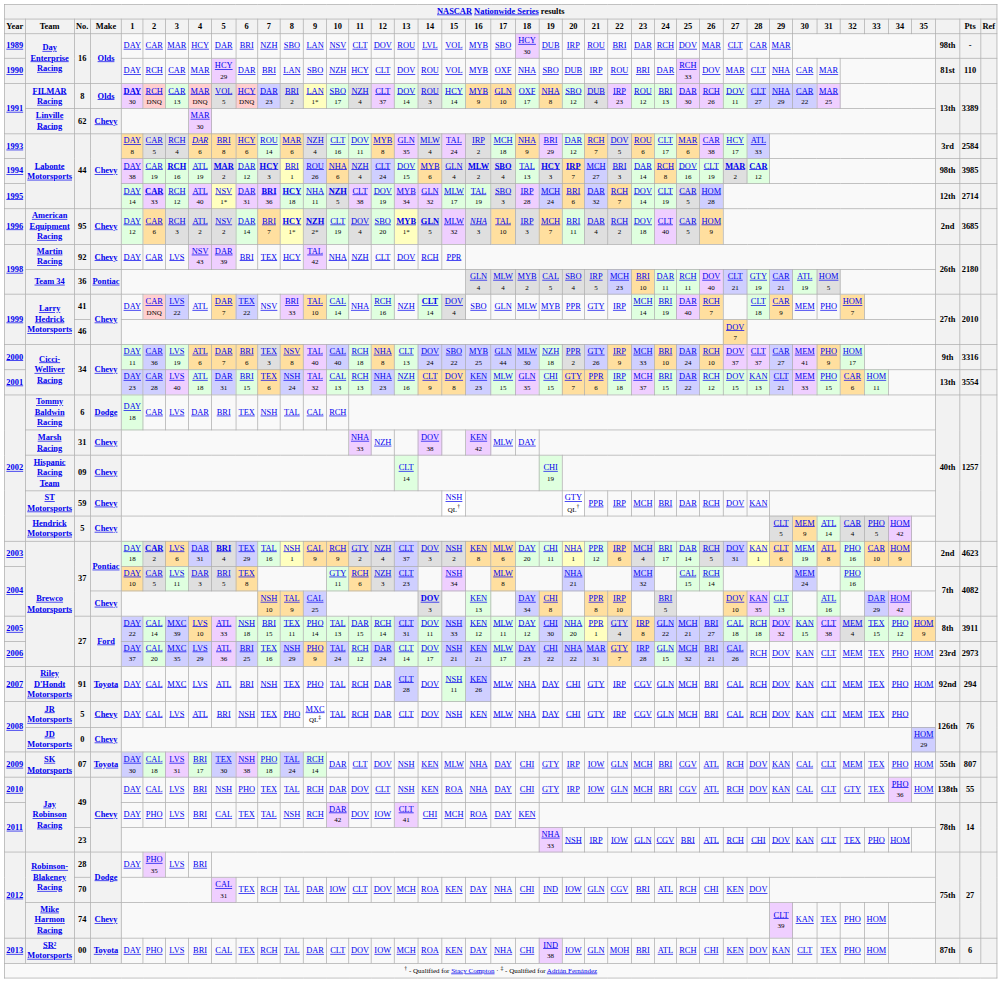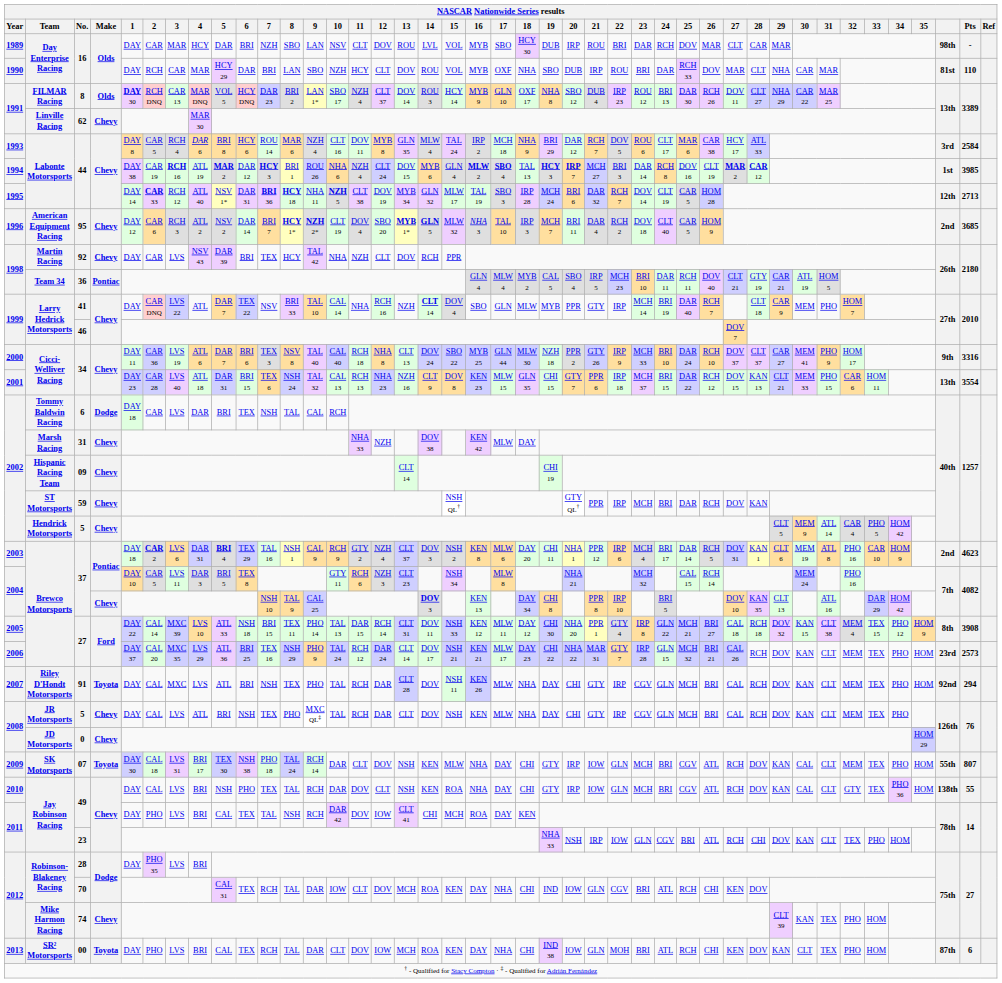(948, 171) 98th -> (948, 171) 1st
(970, 196) 2714 -> (970, 196) 2713
(970, 628) 3911 -> (970, 628) 3908
(970, 653) 2973 -> (970, 653) 2573
